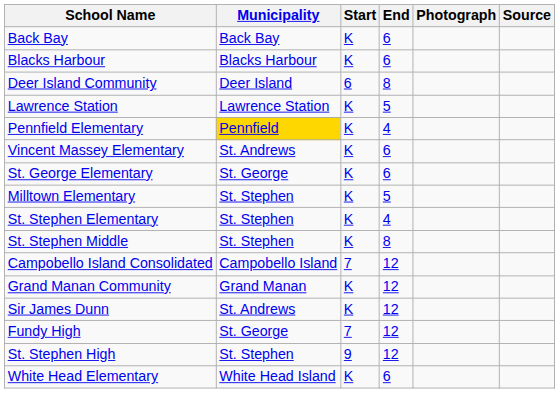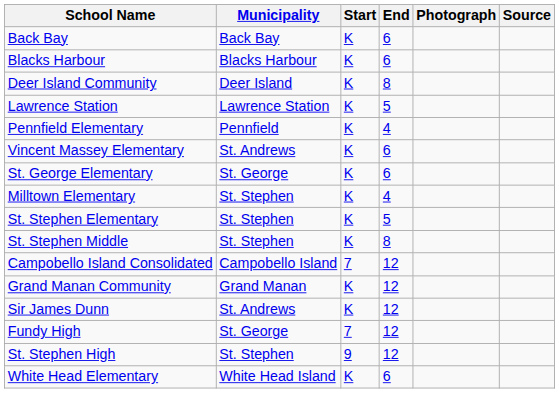(348, 83) 6 -> (349, 83) K
(249, 128) gold background -> (249, 128) no background
(387, 196) 5 -> (387, 196) 4
(387, 219) 4 -> (387, 219) 5
